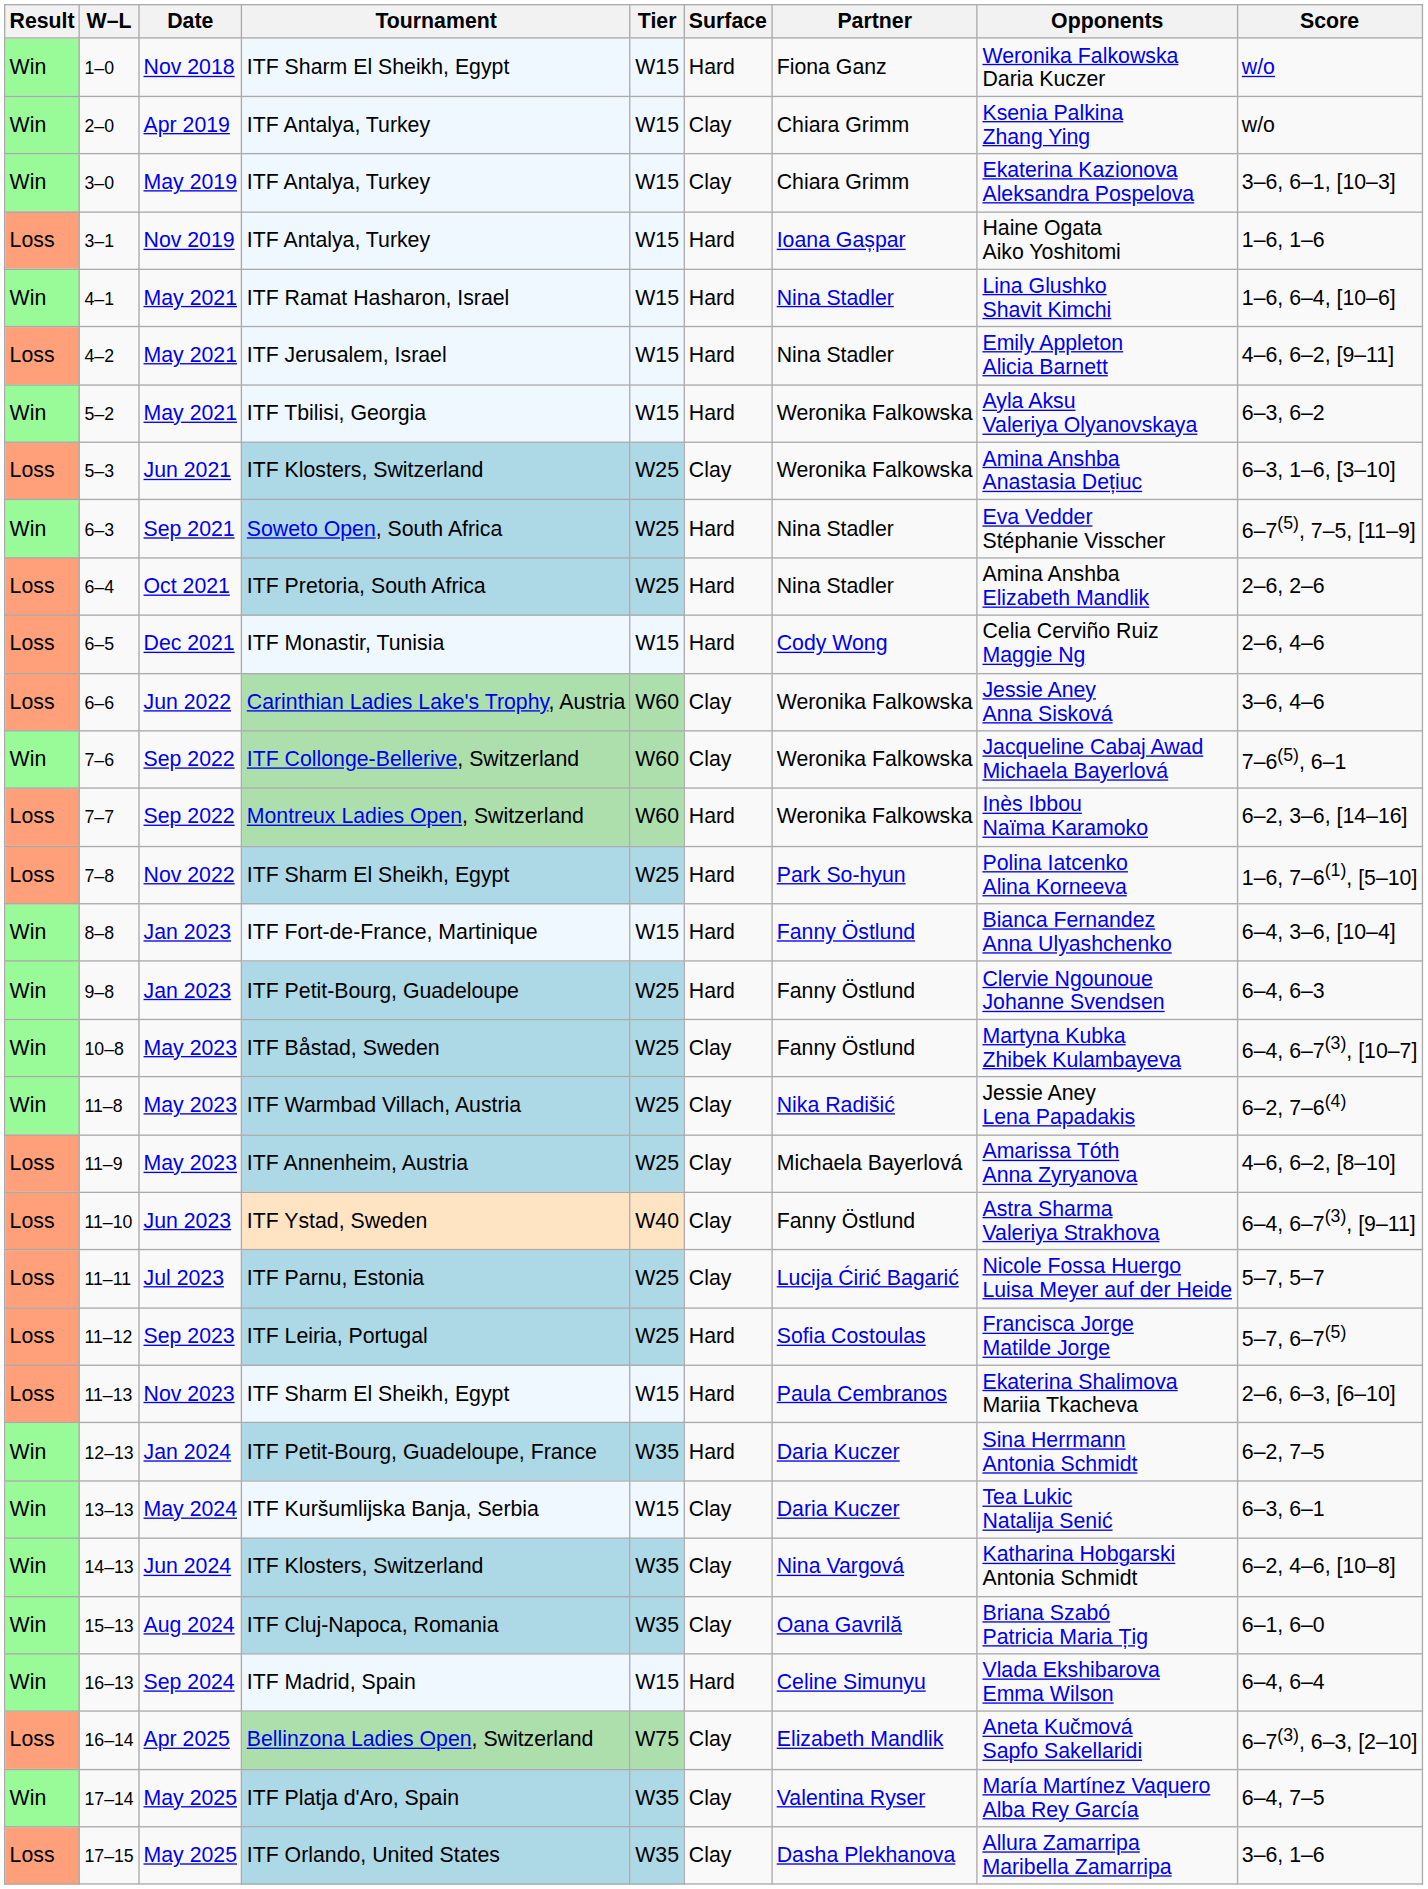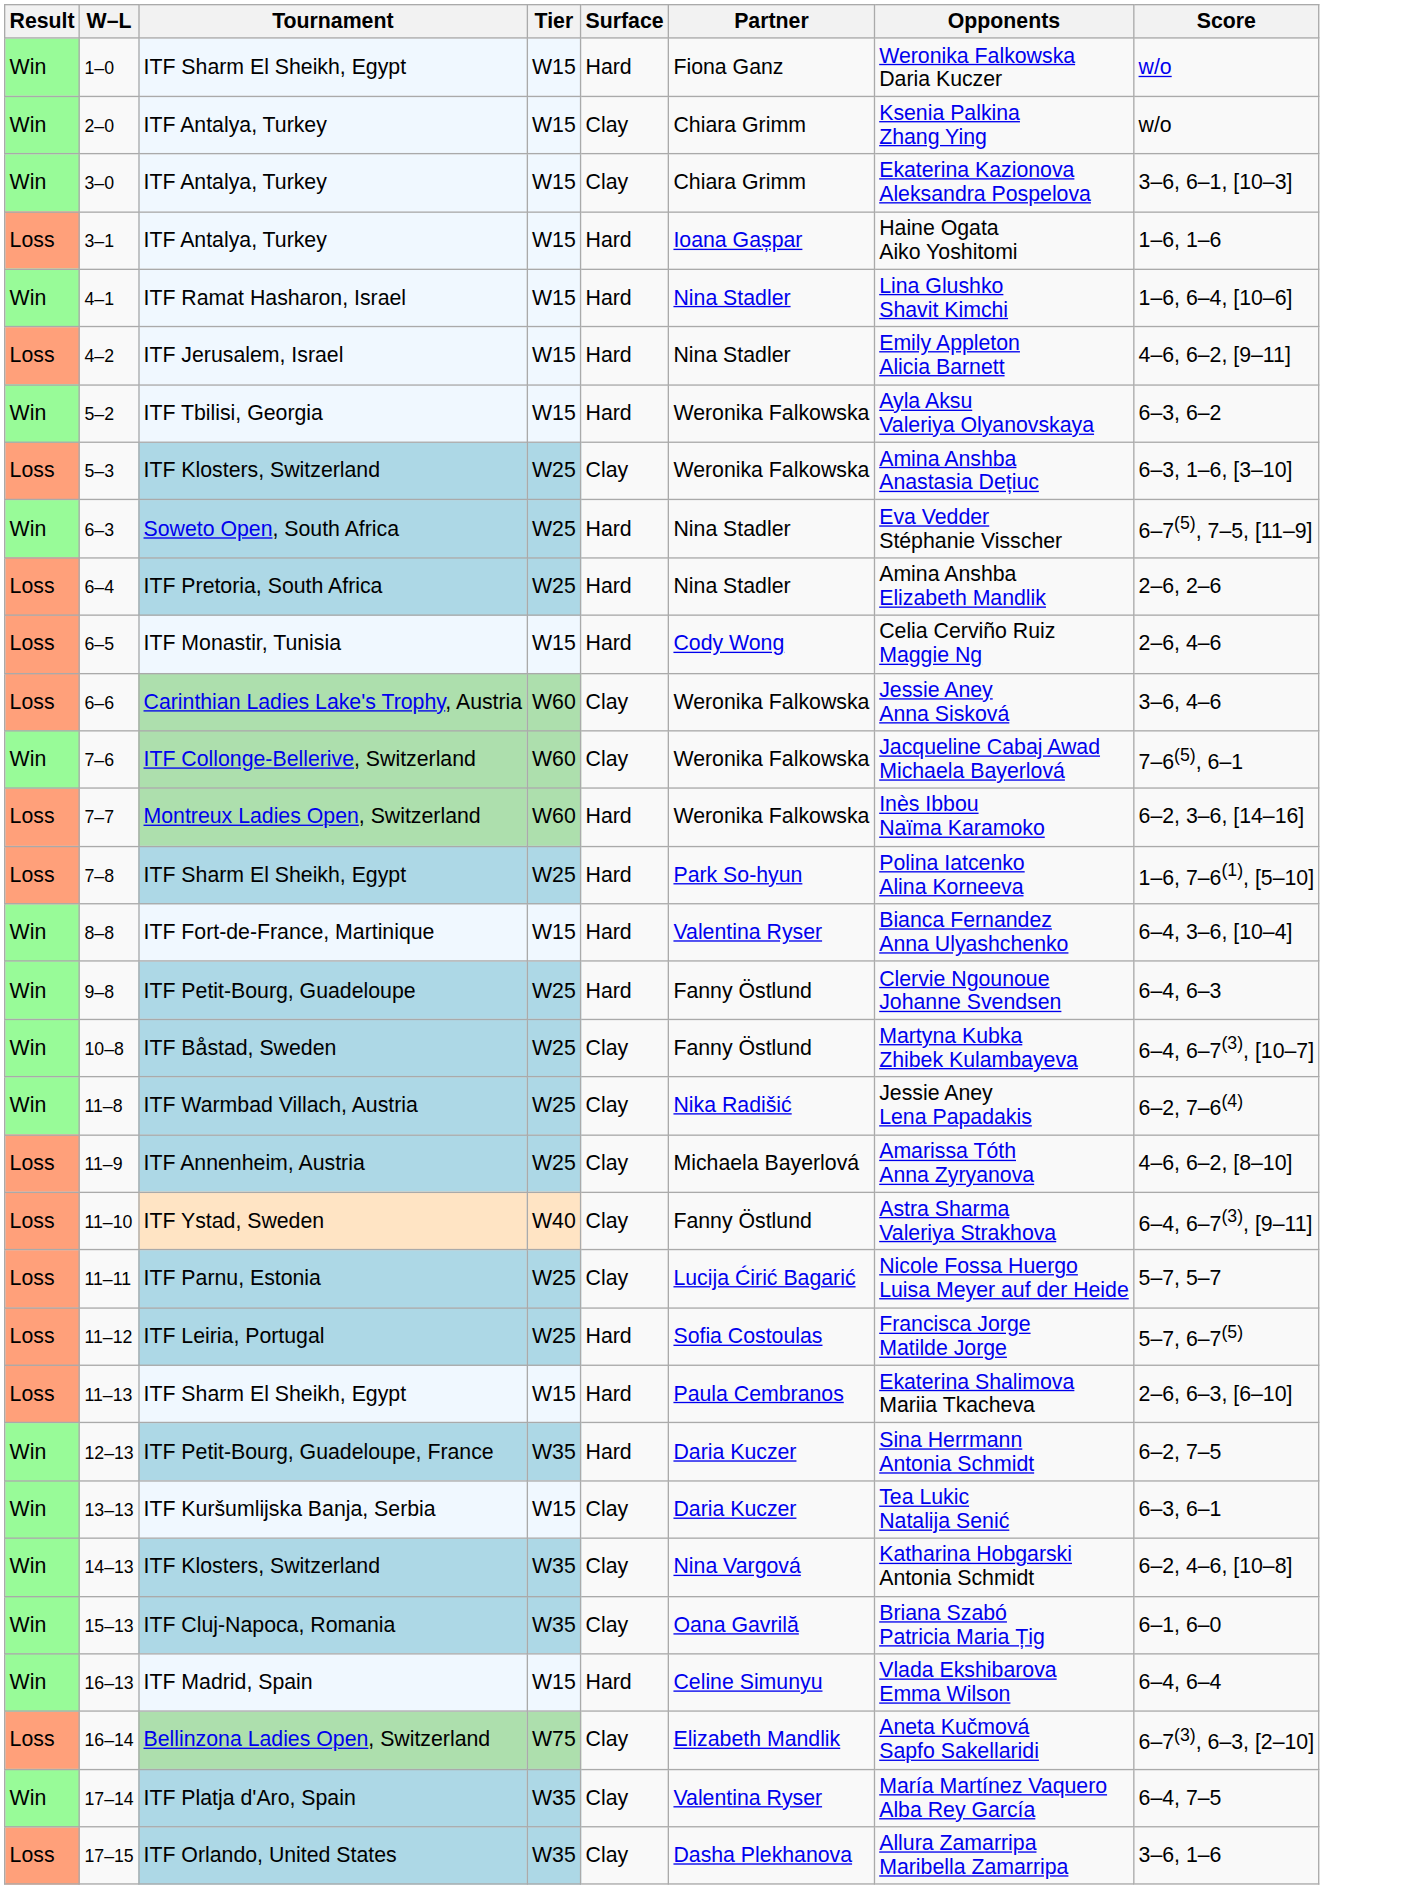- column: (190, 21)
(846, 932) Fanny Östlund -> (748, 932) Valentina Ryser
